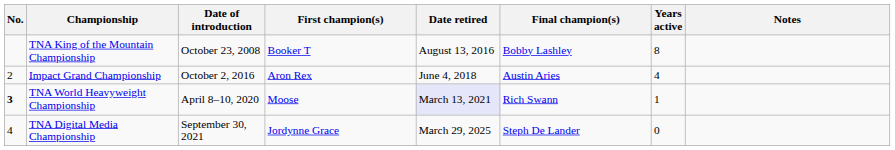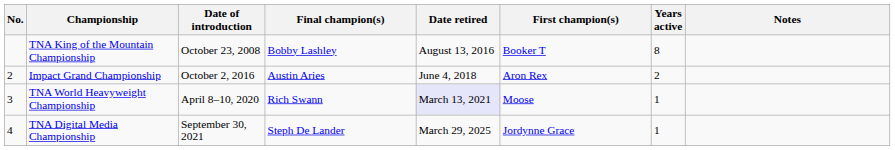columns swapped: (341, 19) <-> (576, 19)
(657, 75) 4 -> (657, 75) 2
(10, 99) bold -> (10, 99) normal
(657, 130) 0 -> (657, 130) 1
